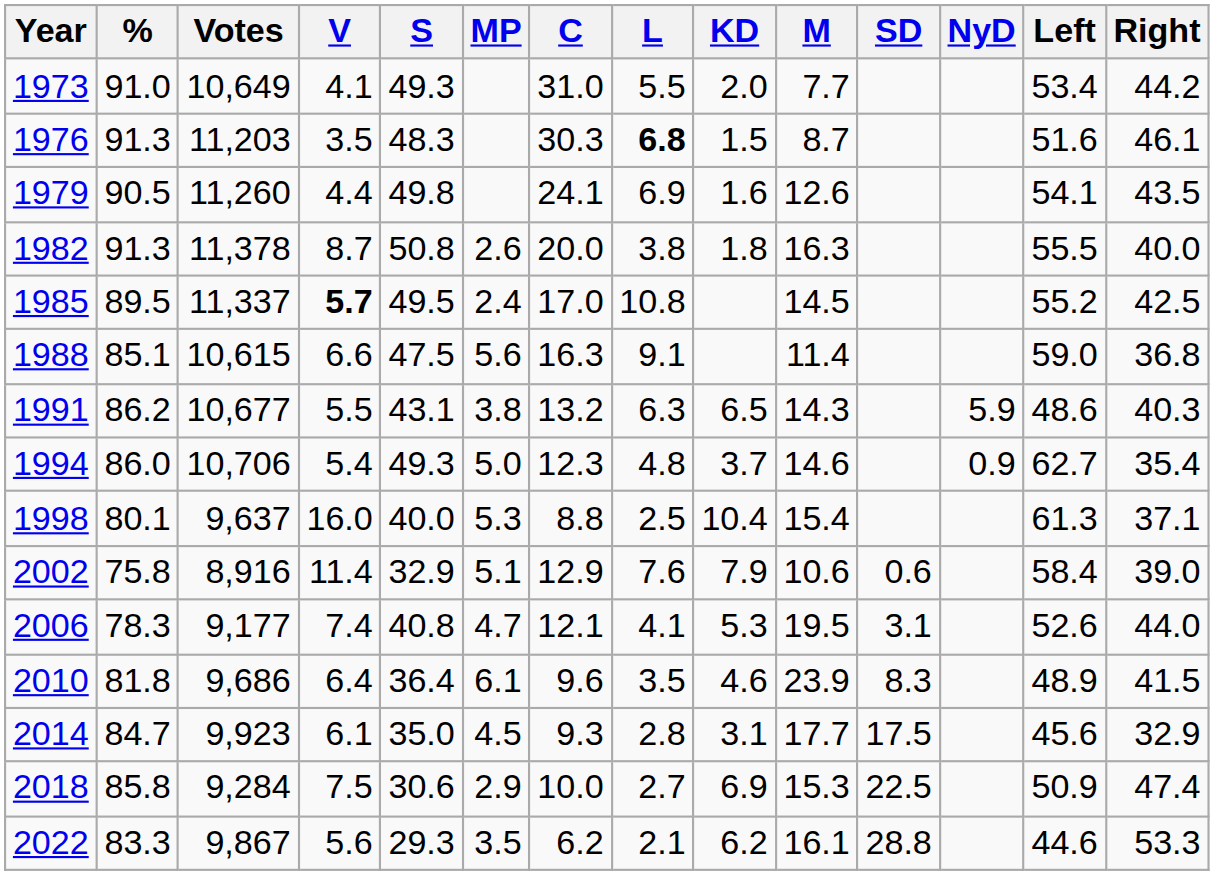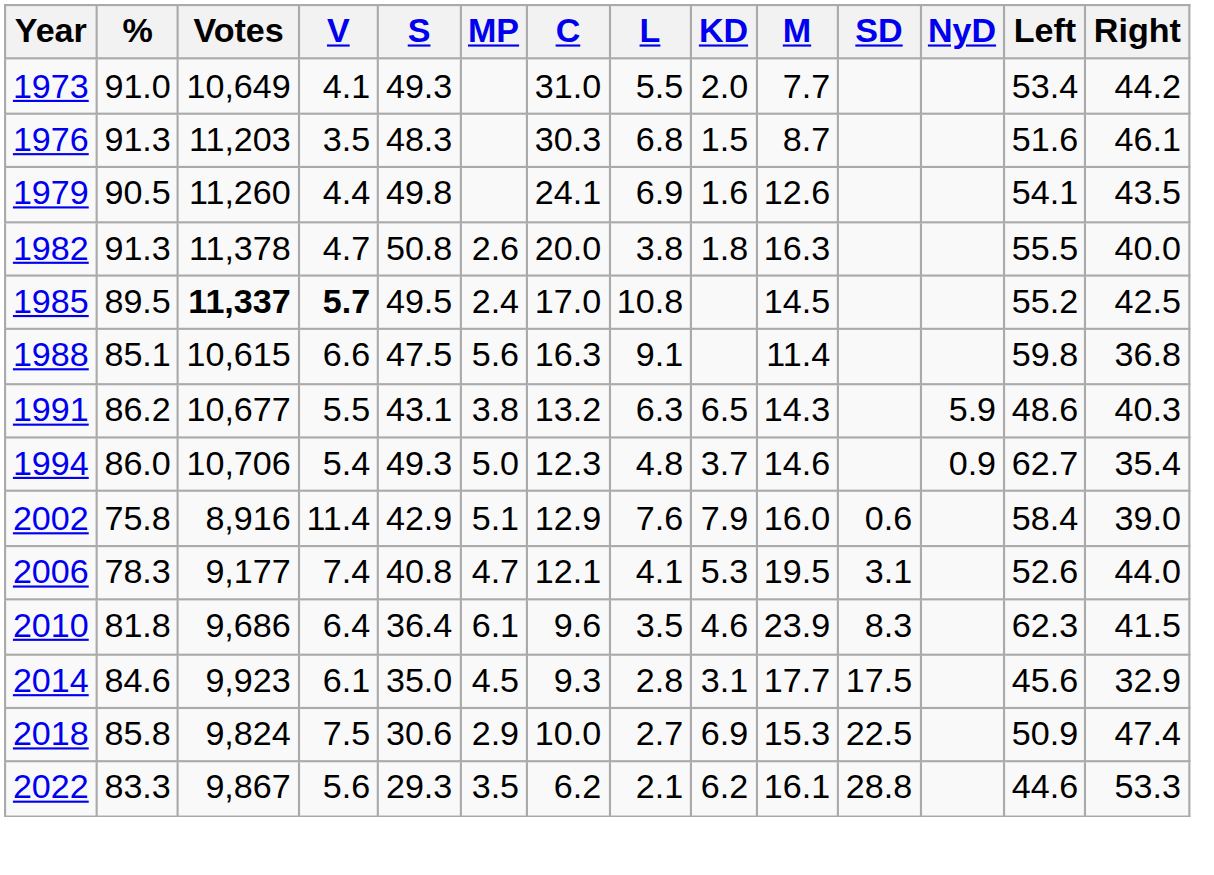(662, 139) bold -> (659, 139) normal
(349, 247) 8.7 -> (347, 247) 4.7
(240, 301) normal -> (240, 301) bold
(1065, 355) 59.0 -> (1045, 355) 59.8
- row: (51, 517)
(422, 572) 32.9 -> (419, 517) 42.9
(817, 572) 10.6 -> (797, 517) 16.0
(1065, 680) 48.9 -> (1045, 626) 62.3
(138, 734) 84.7 -> (138, 680) 84.6
(248, 788) 9,284 -> (248, 734) 9,824
